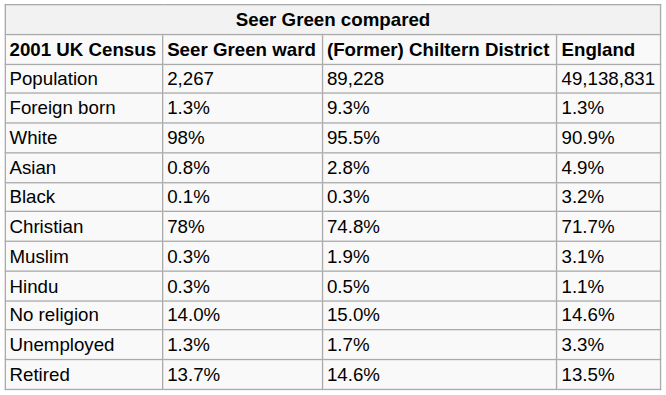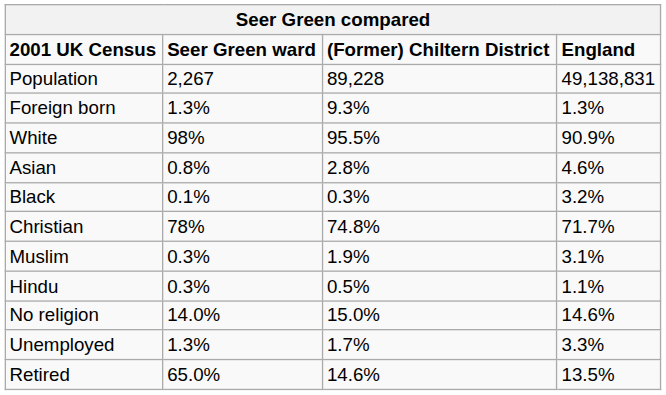(583, 168) 4.9% -> (583, 168) 4.6%
(194, 375) 13.7% -> (194, 375) 65.0%
